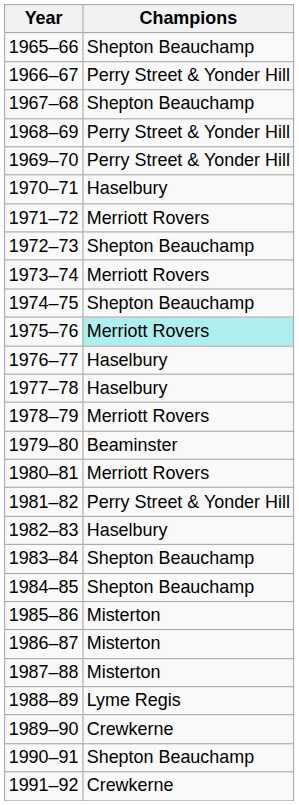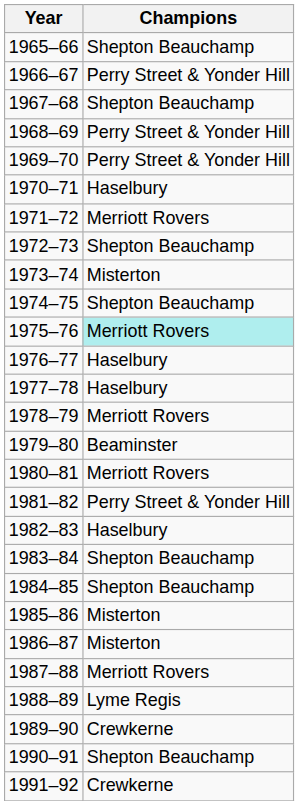(148, 274) Merriott Rovers -> (124, 274) Misterton
(124, 672) Misterton -> (148, 672) Merriott Rovers
